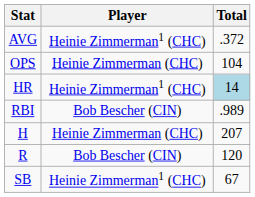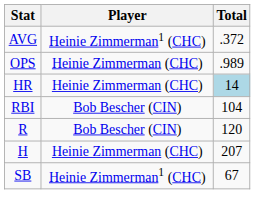(232, 63) 104 -> (232, 63) .989
(127, 87) Heinie Zimmerman1 (CHC) -> (127, 85) Heinie Zimmerman (CHC)
(232, 111) .989 -> (232, 107) 104
rows swapped: (23, 155) <-> (23, 133)
